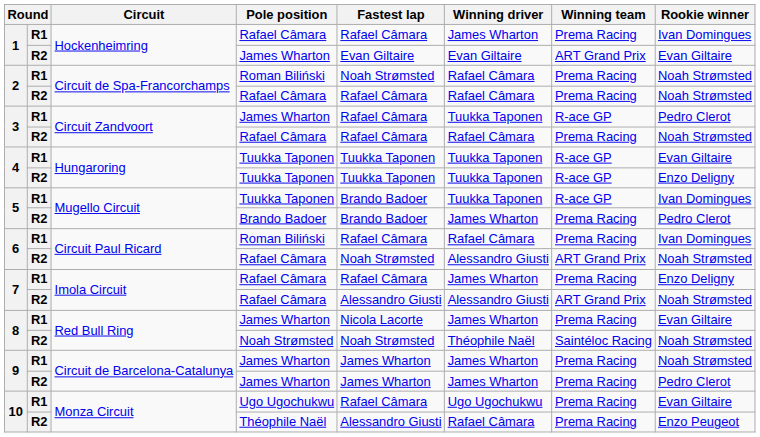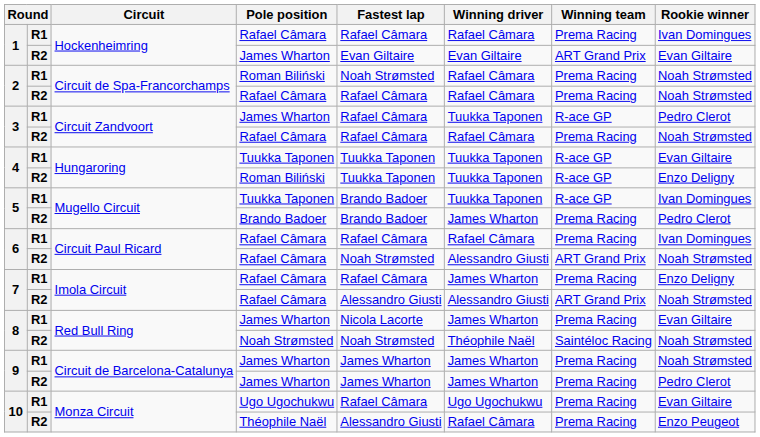(493, 35) James Wharton -> (491, 35) Rafael Câmara
(287, 177) Tuukka Taponen -> (282, 177) Roman Biliński
(282, 238) Roman Biliński -> (283, 238) Rafael Câmara
